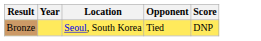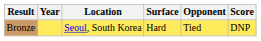+ column: (162, 12)
